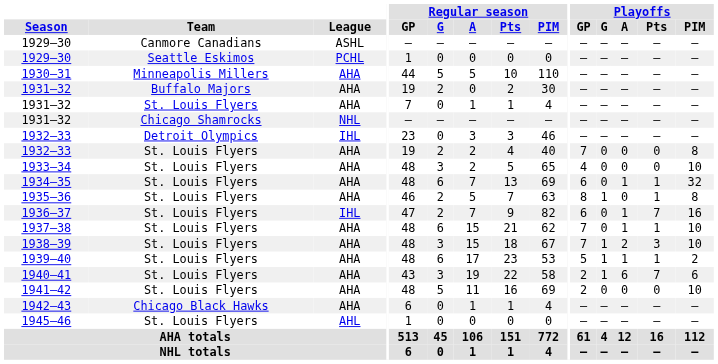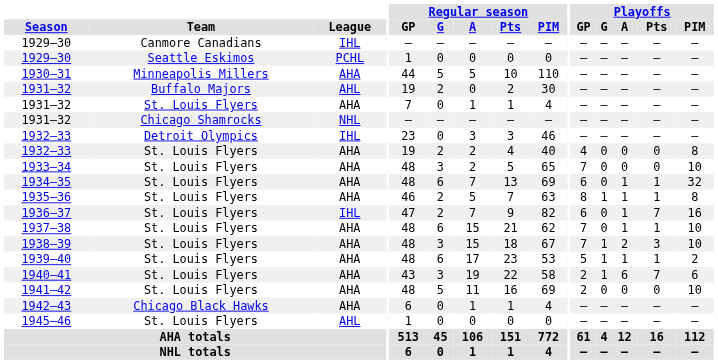(350, 43) ASHL -> (350, 43) IHL
(350, 89) AHA -> (350, 89) AHL
(584, 151) 7 -> (584, 151) 4
(584, 166) 4 -> (584, 166) 7
(625, 197) 0 -> (625, 197) 1
